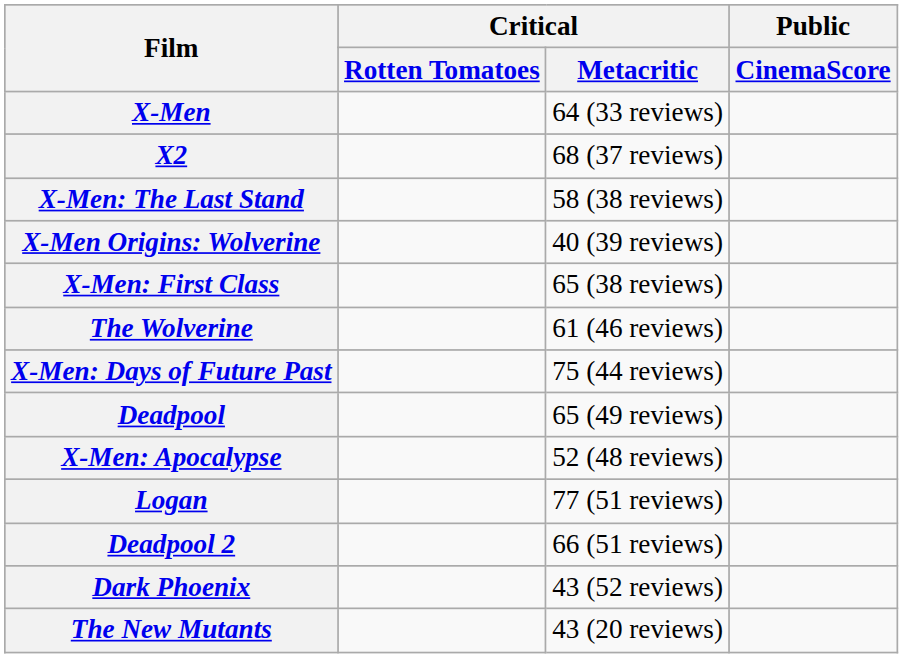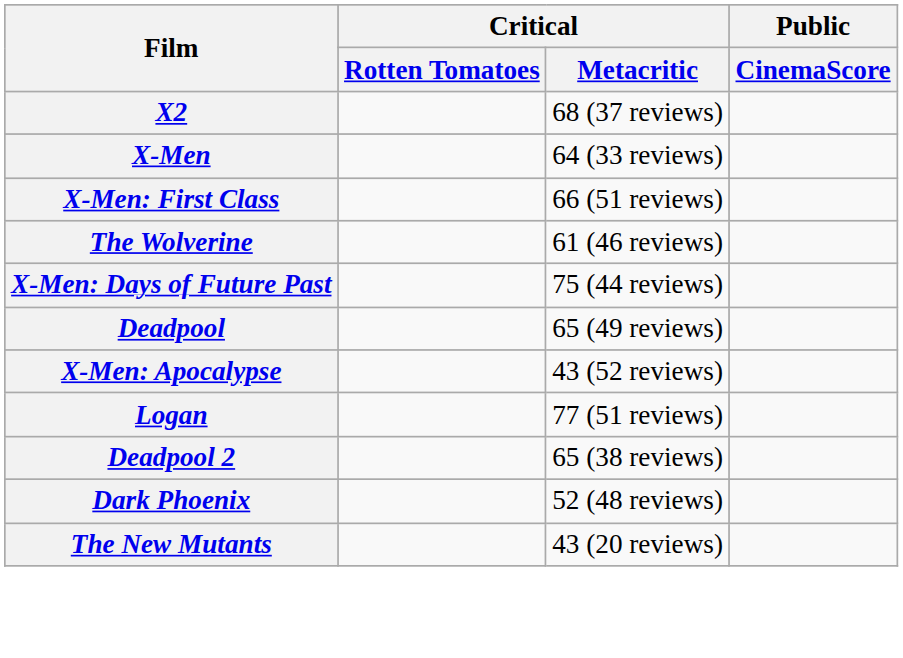rows swapped: (171, 112) <-> (171, 155)
- row: (171, 198)
- row: (171, 241)
(638, 284) 65 (38 reviews) -> (638, 198) 66 (51 reviews)
(638, 457) 52 (48 reviews) -> (638, 371) 43 (52 reviews)
(638, 543) 66 (51 reviews) -> (638, 457) 65 (38 reviews)
(638, 586) 43 (52 reviews) -> (638, 500) 52 (48 reviews)
